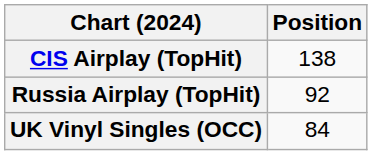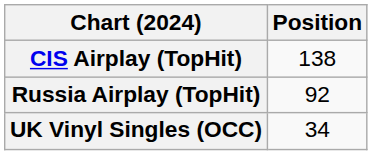(317, 130) 84 -> (317, 130) 34
